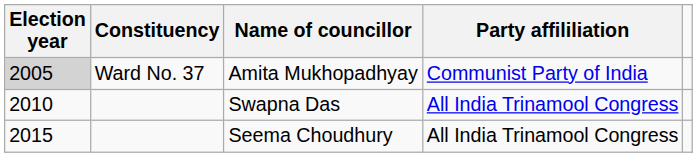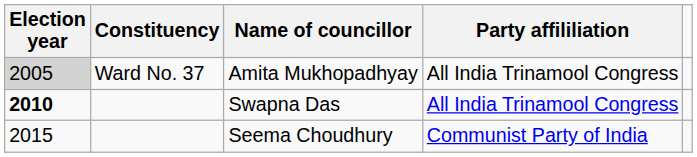(537, 73) Communist Party of India -> (553, 73) All India Trinamool Congress
(31, 104) normal -> (31, 104) bold
(553, 135) All India Trinamool Congress -> (537, 135) Communist Party of India
